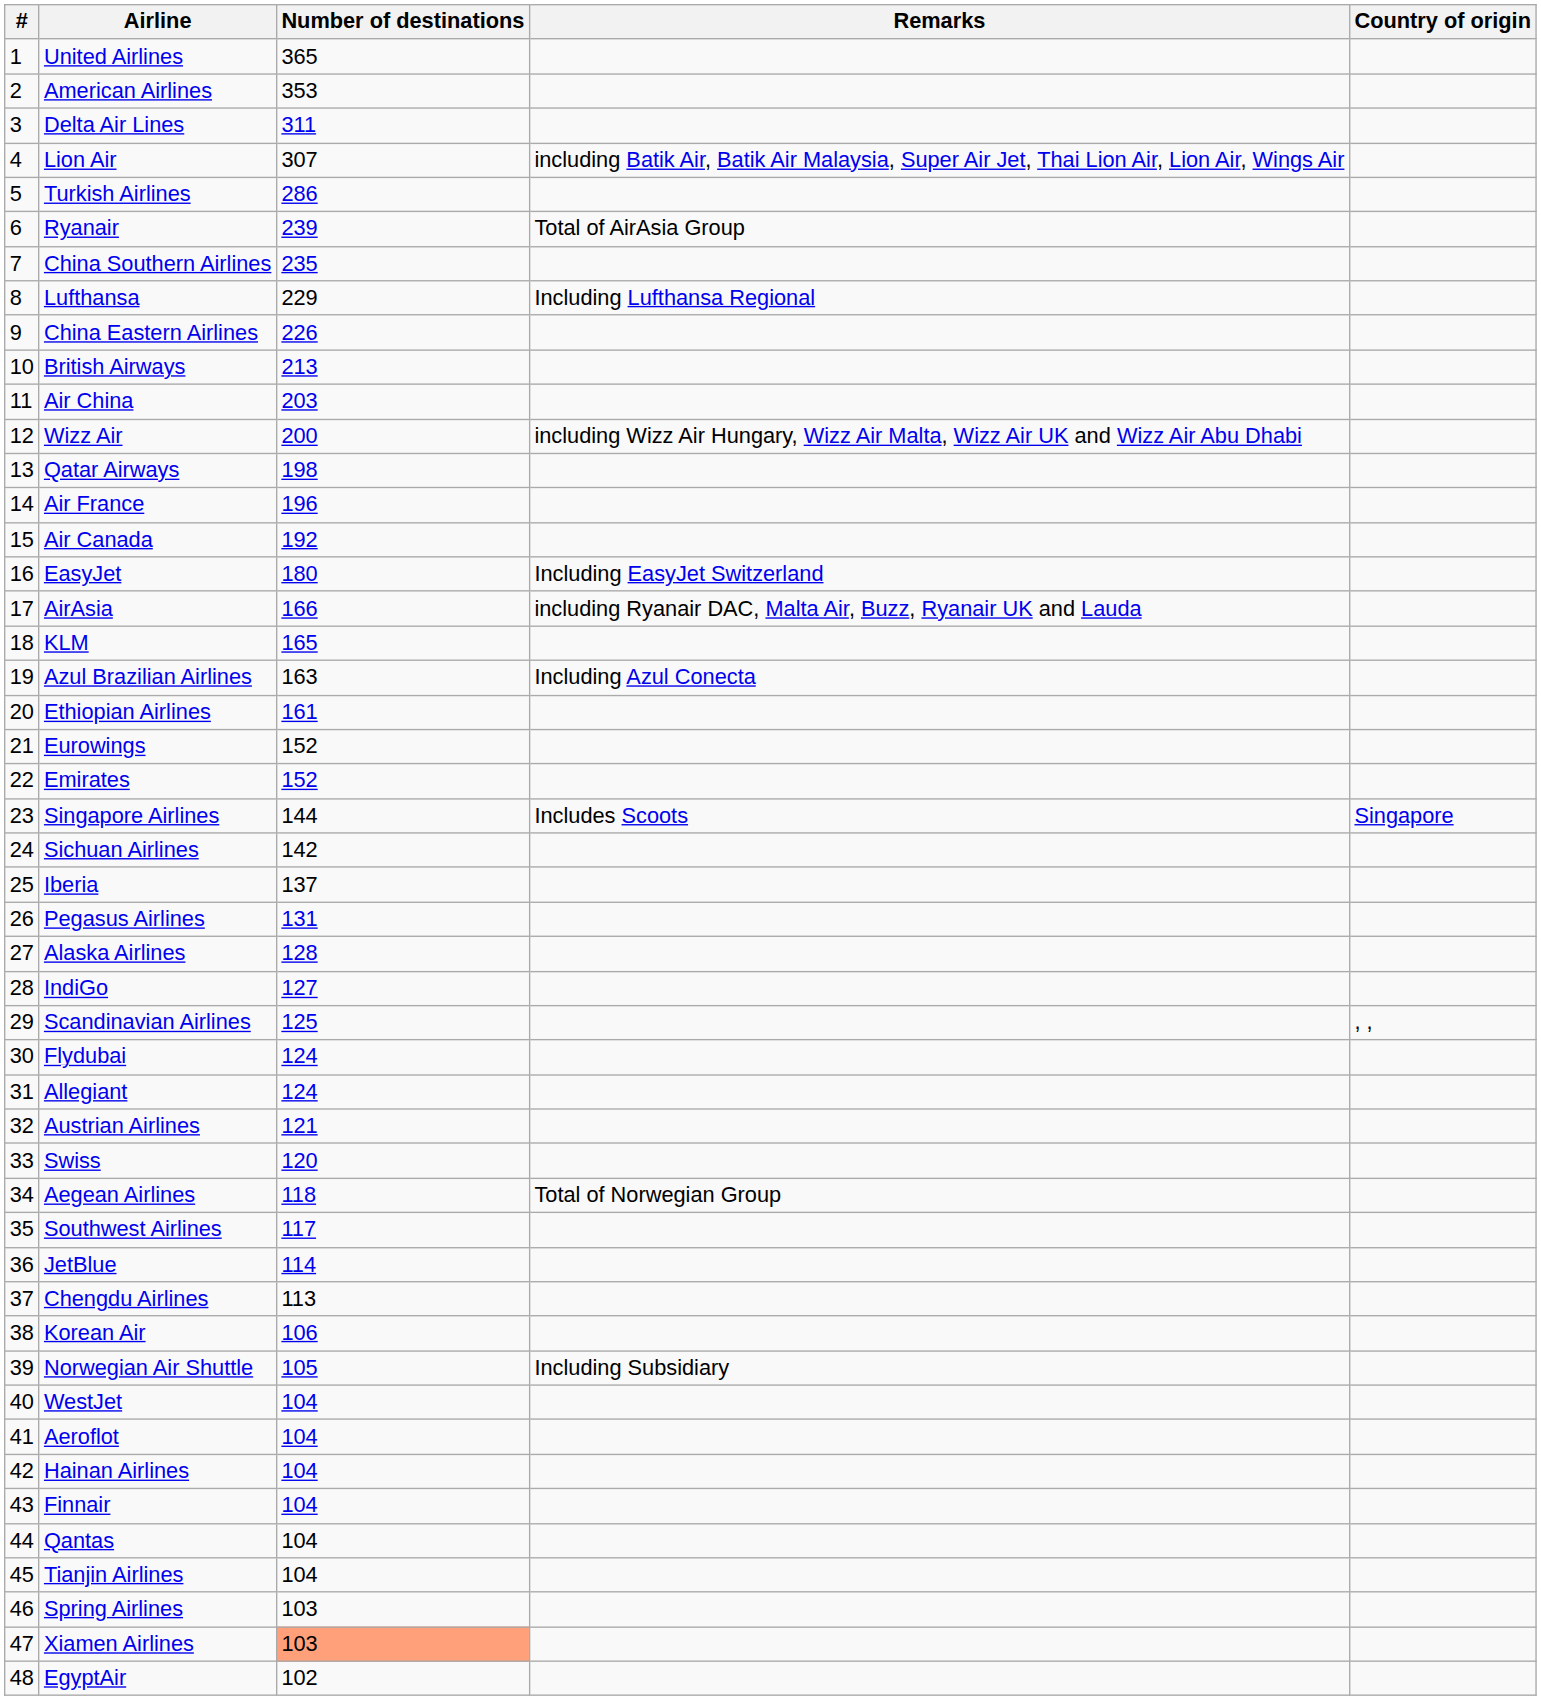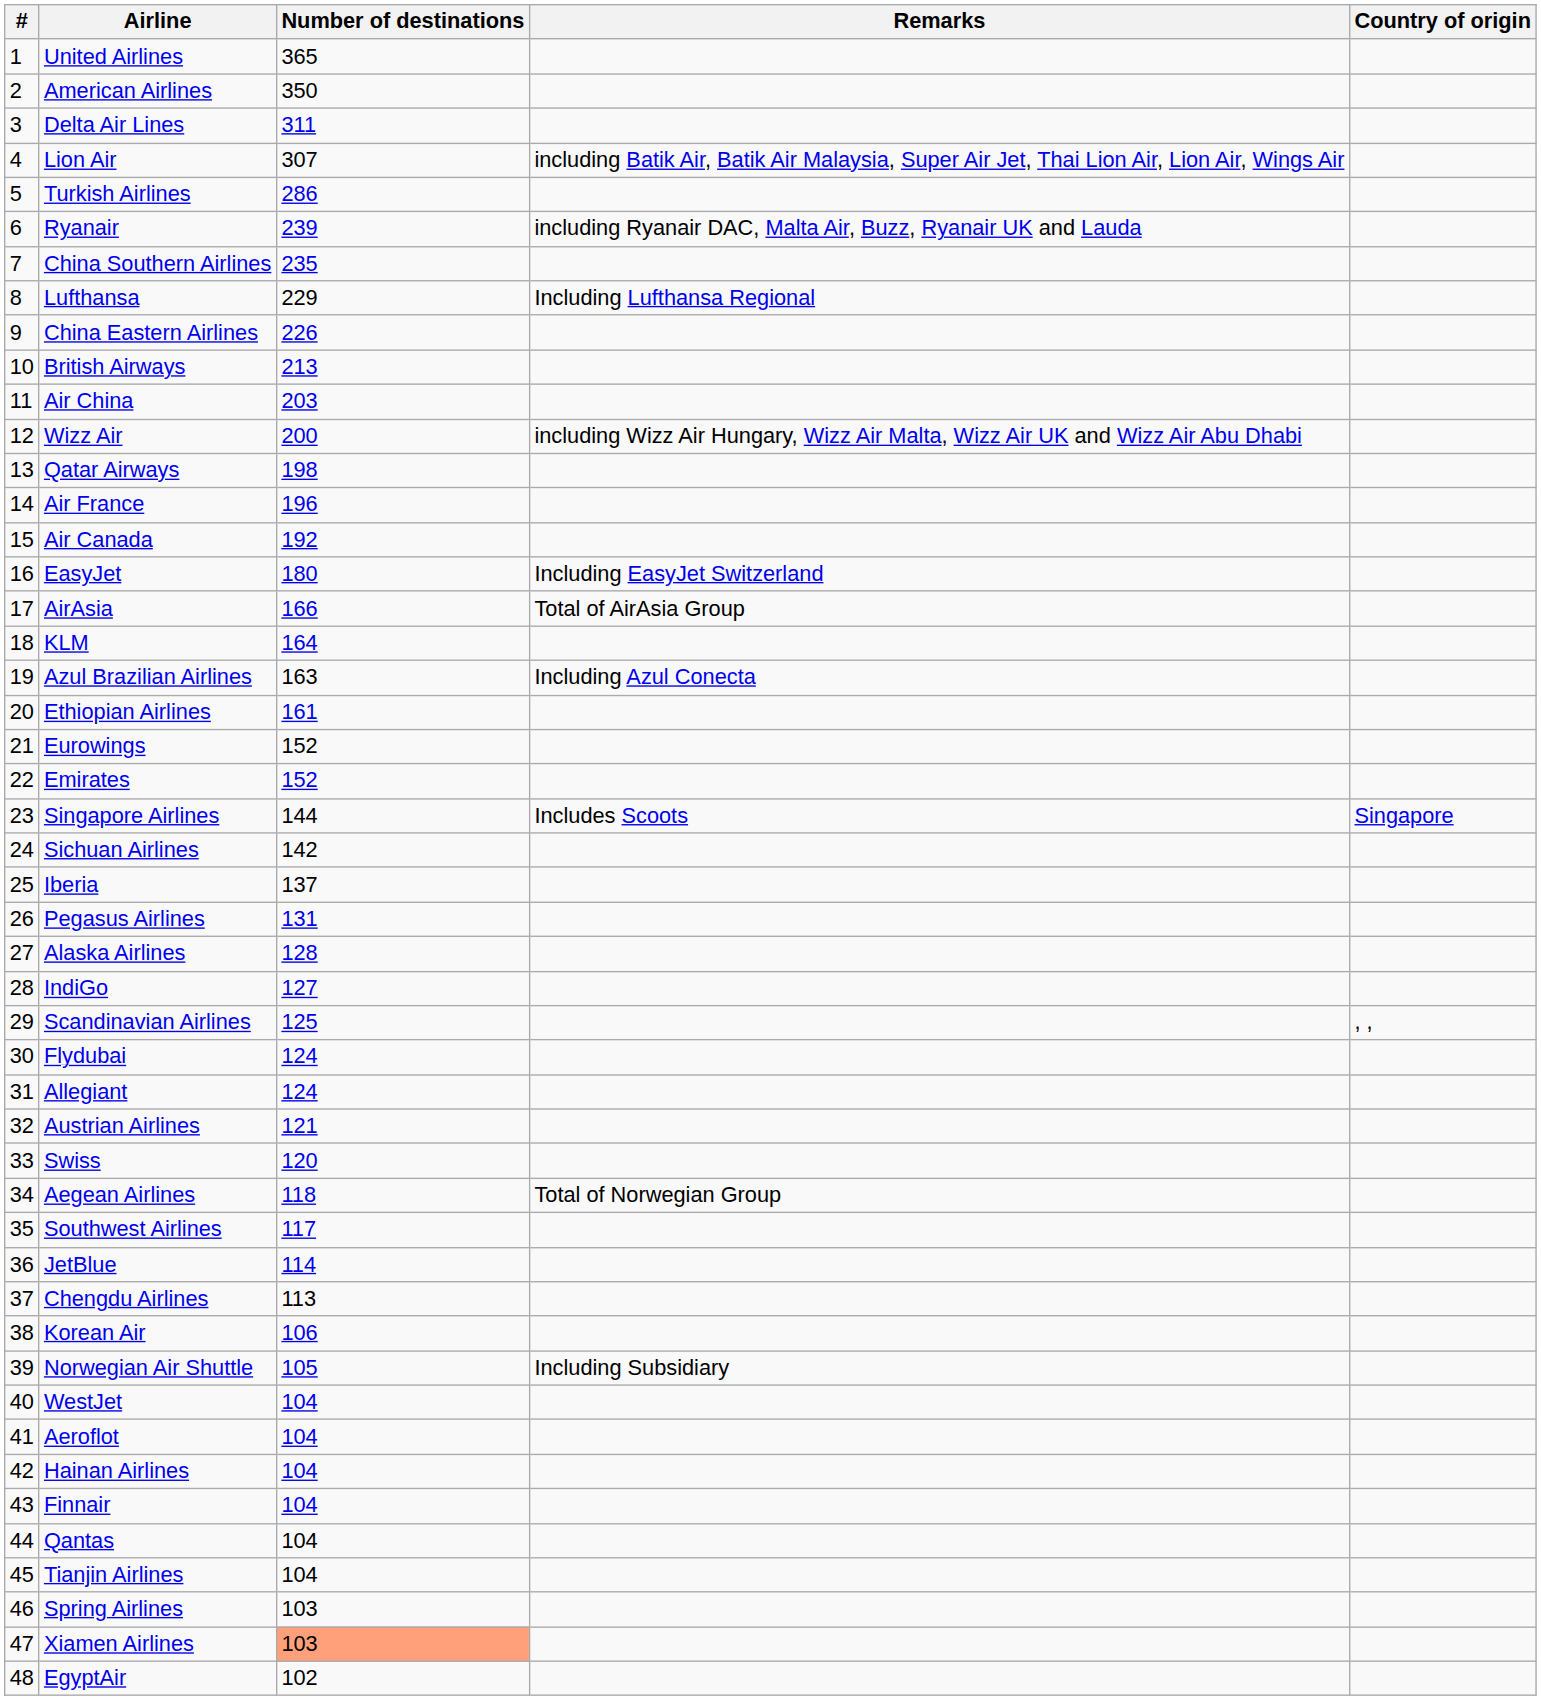(300, 90) 353 -> (300, 90) 350
(640, 228) Total of AirAsia Group -> (838, 228) including Ryanair DAC, Malta Air, Buzz, Ryanair UK and Lauda
(838, 608) including Ryanair DAC, Malta Air, Buzz, Ryanair UK and Lauda -> (640, 608) Total of AirAsia Group
(300, 642) 165 -> (300, 642) 164
